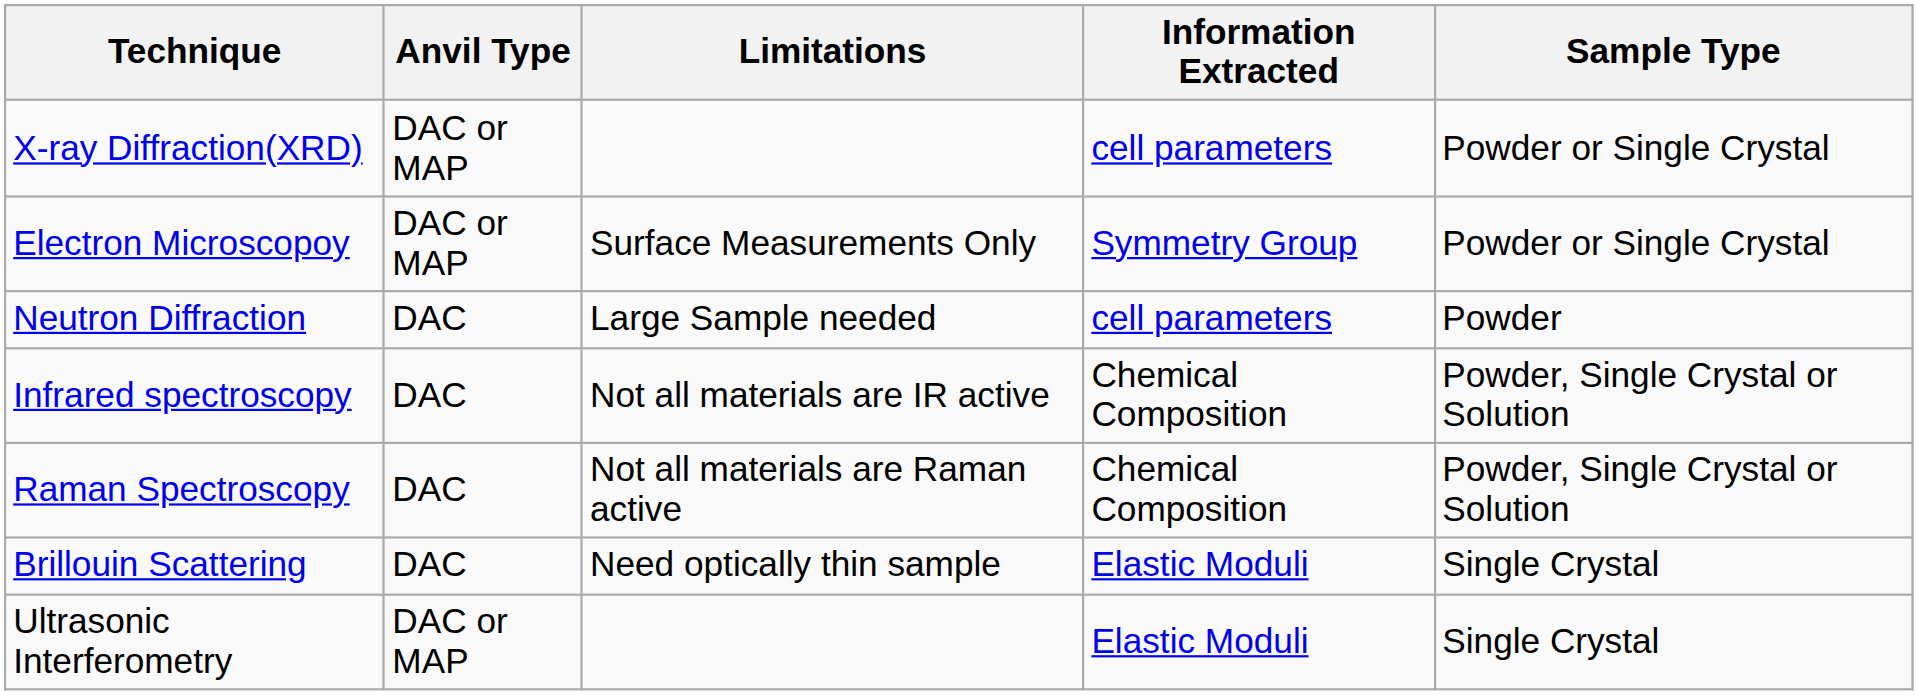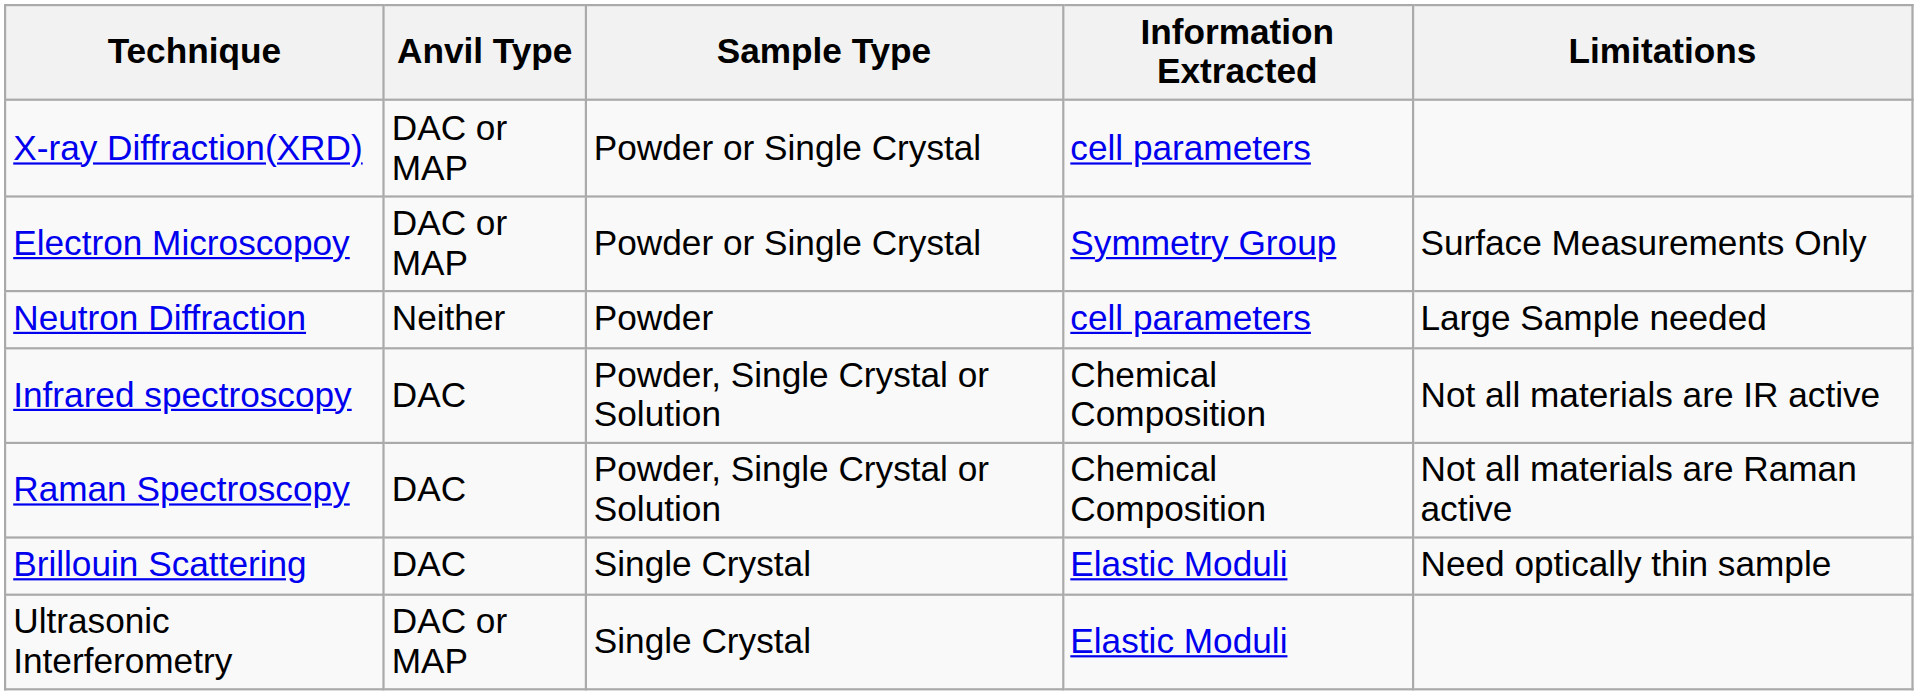columns swapped: (1673, 52) <-> (833, 52)
(429, 318) DAC -> (448, 318) Neither
